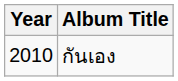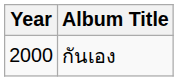(31, 55) 2010 -> (31, 55) 2000
